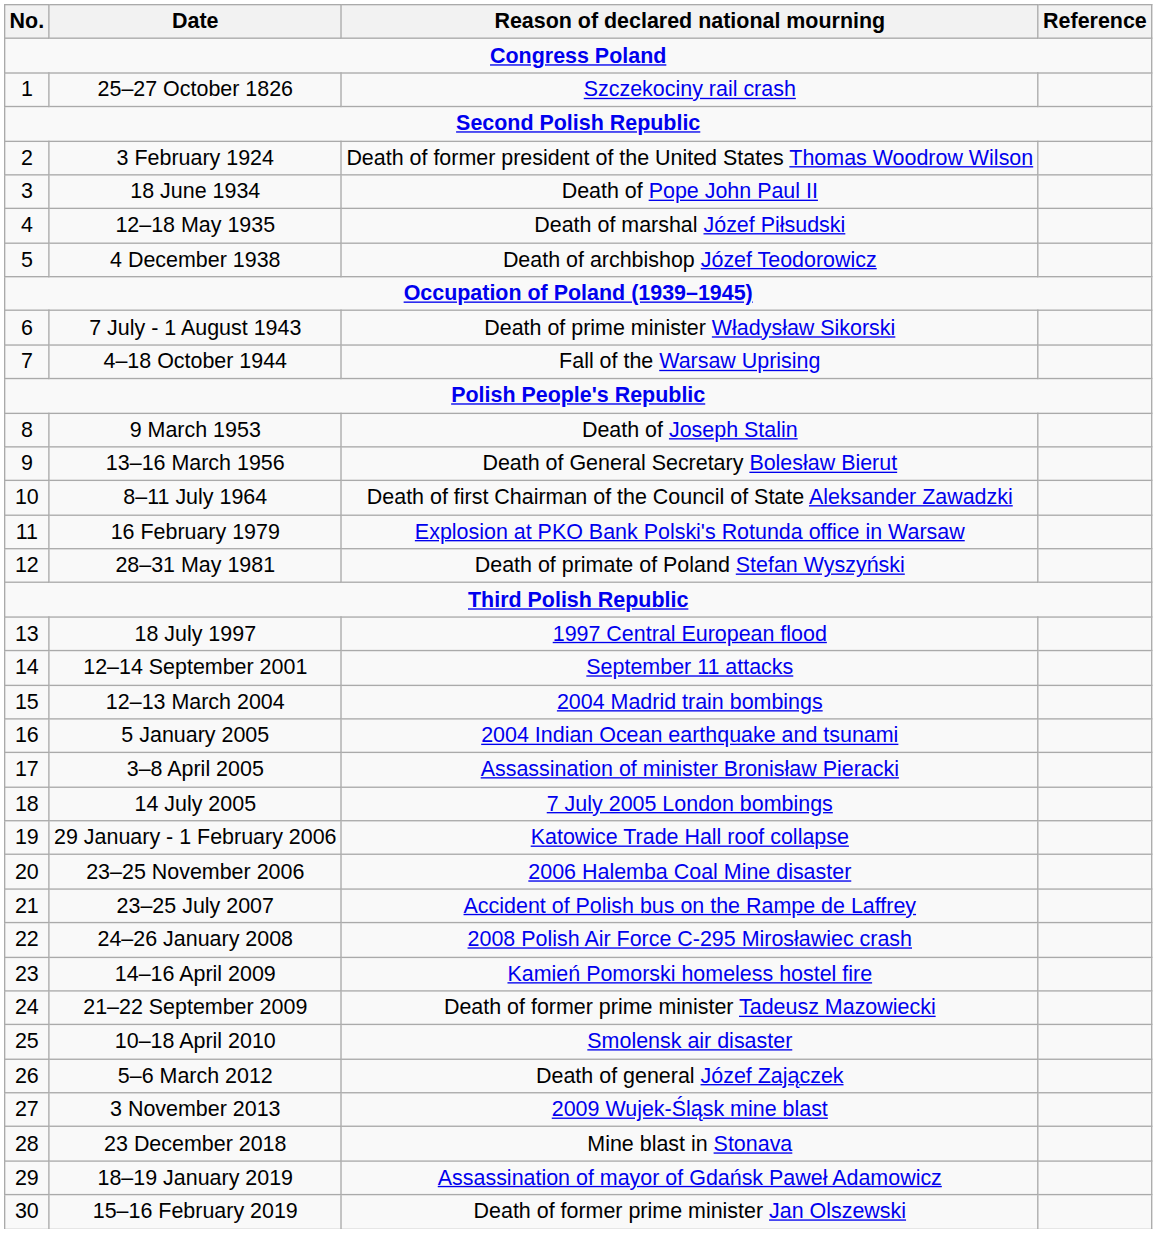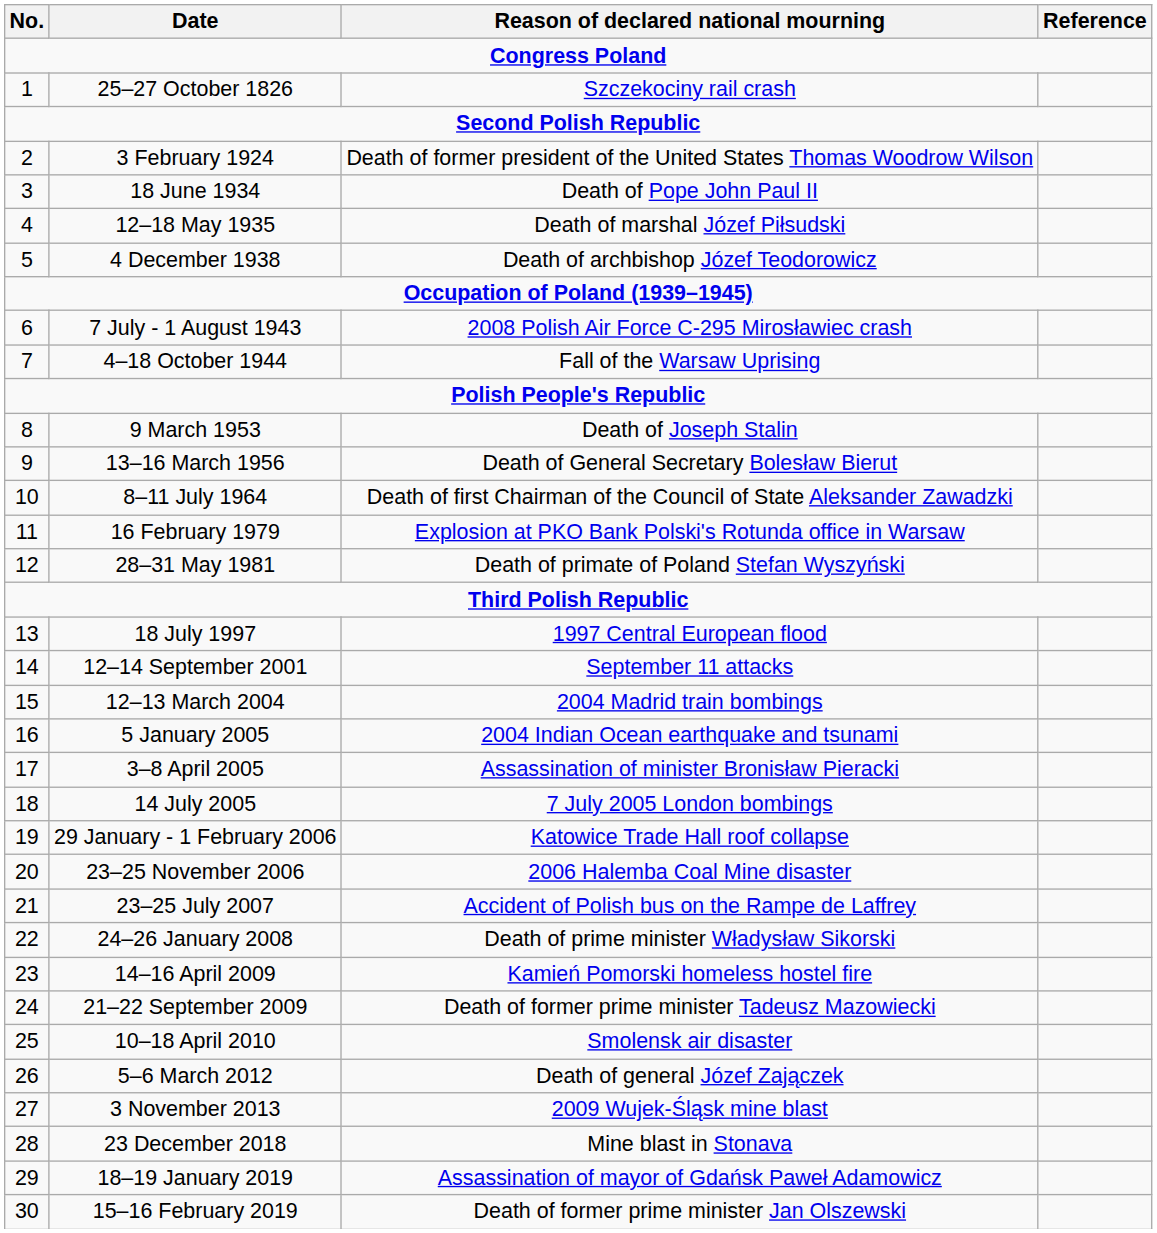(690, 327) Death of prime minister Władysław Sikorski -> (690, 327) 2008 Polish Air Force C-295 Mirosławiec crash
(690, 939) 2008 Polish Air Force C-295 Mirosławiec crash -> (690, 939) Death of prime minister Władysław Sikorski
